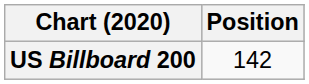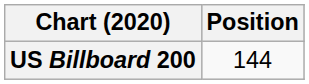(253, 60) 142 -> (253, 60) 144
